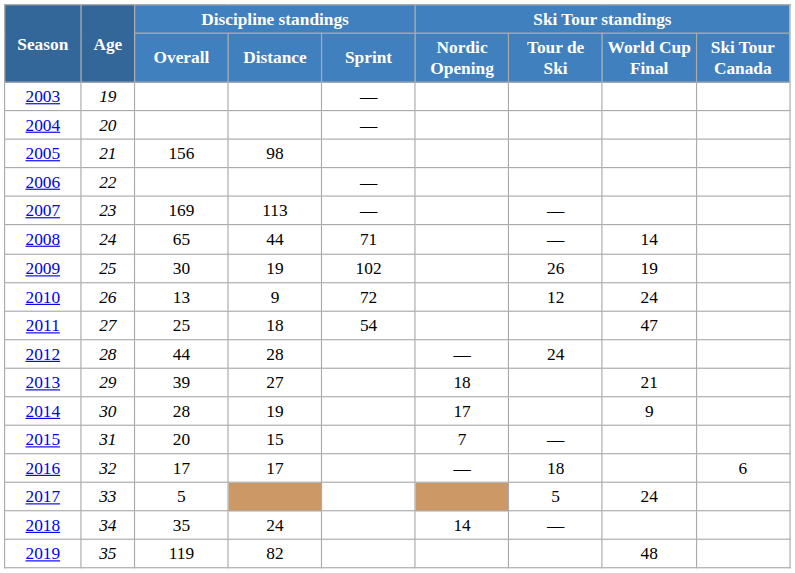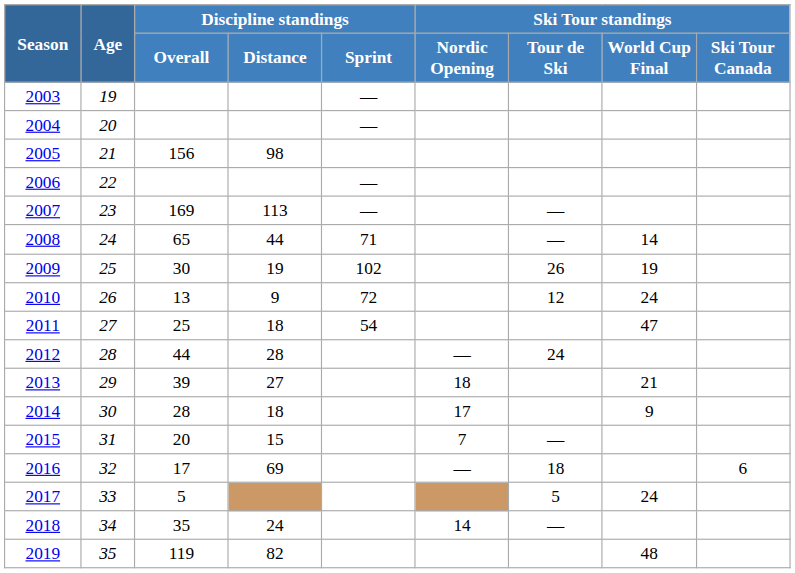(275, 410) 19 -> (275, 410) 18
(275, 468) 17 -> (275, 468) 69
